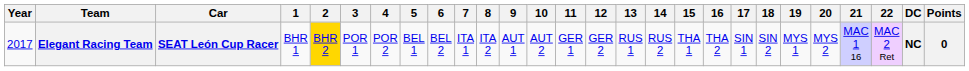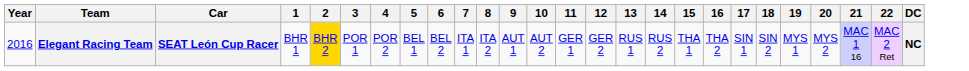- column: (944, 13)
(20, 44) 2017 -> (20, 44) 2016
